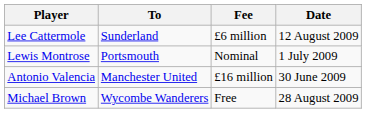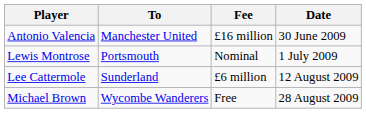rows swapped: (51, 77) <-> (46, 35)
